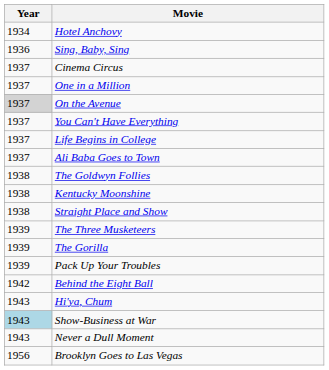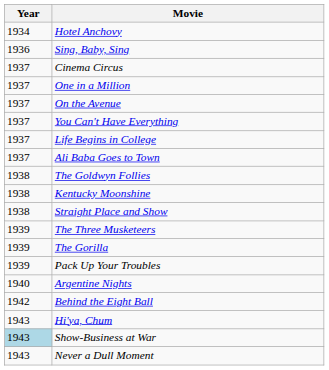(18, 103) lightgrey background -> (18, 103) no background
+ row: (93, 283)
- row: (119, 355)
